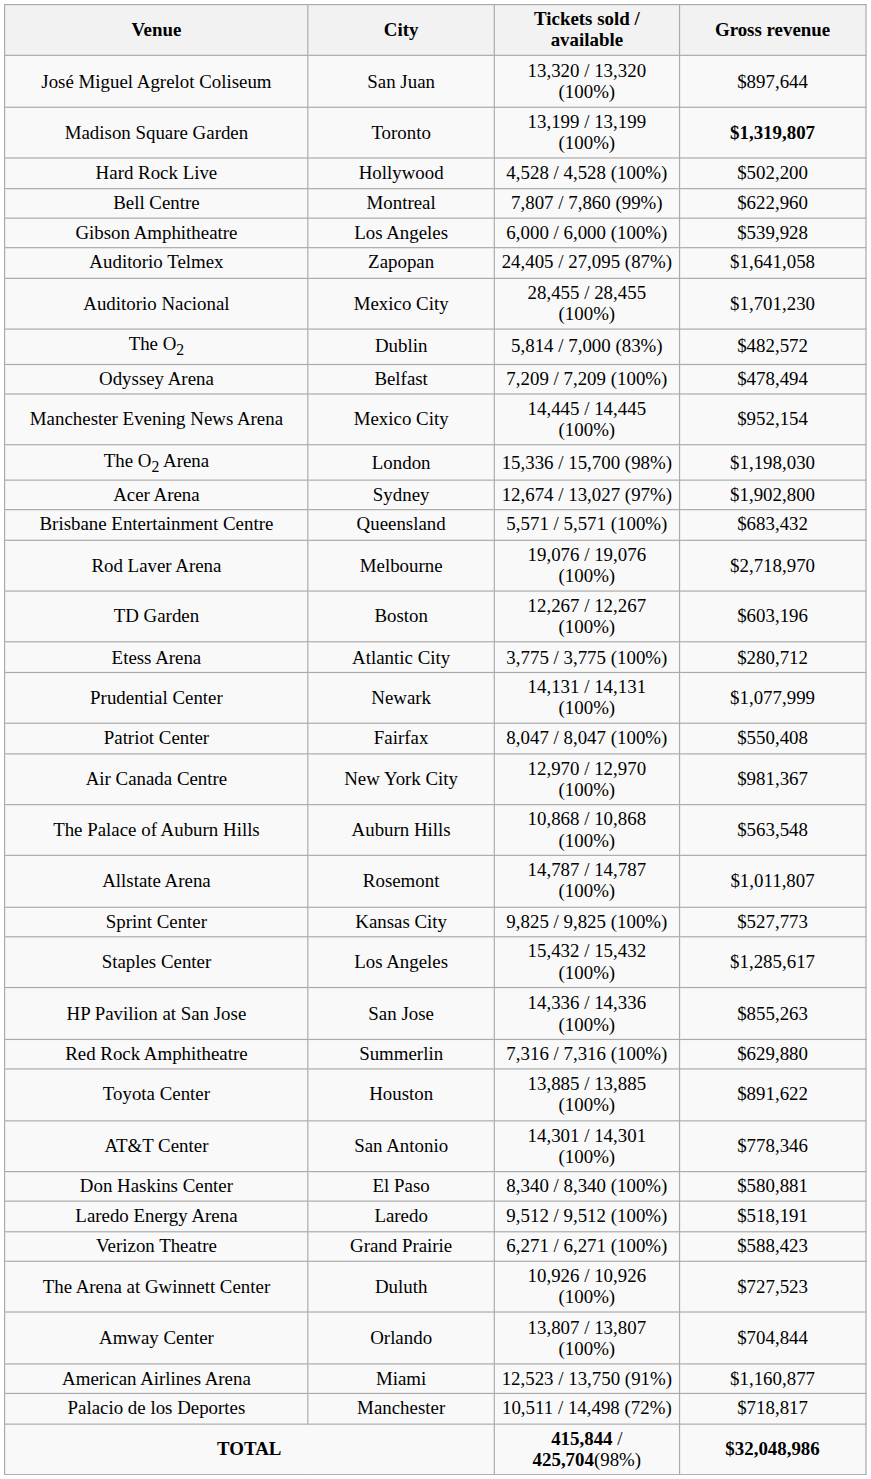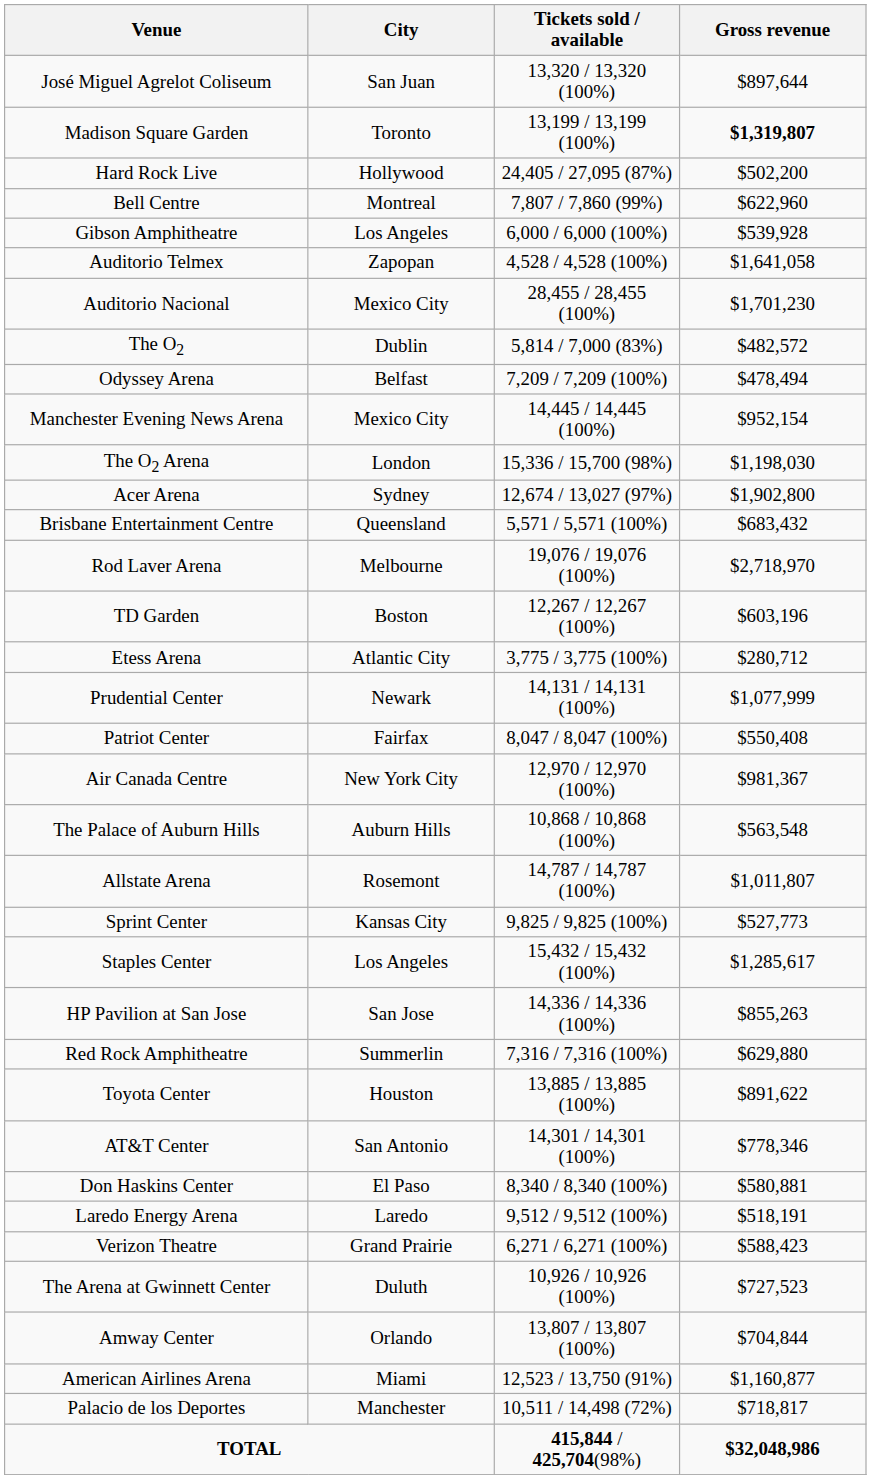(587, 173) 4,528 / 4,528 (100%) -> (587, 173) 24,405 / 27,095 (87%)
(587, 262) 24,405 / 27,095 (87%) -> (587, 262) 4,528 / 4,528 (100%)
